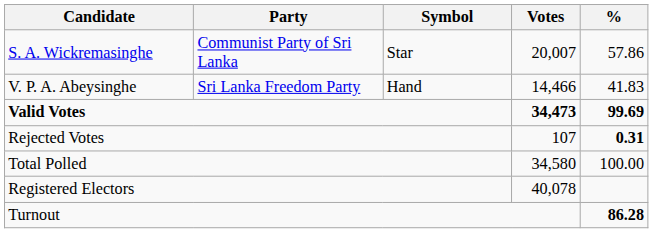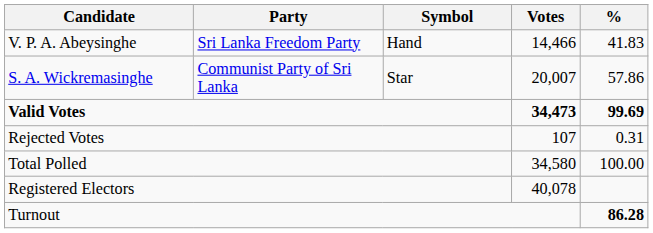rows swapped: (80, 52) <-> (72, 86)
(630, 138) bold -> (630, 138) normal
